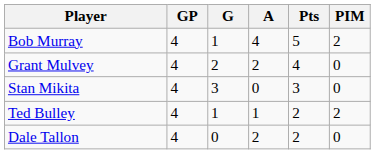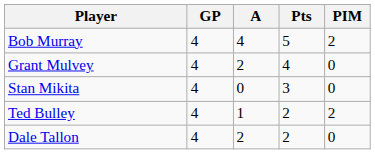- column: (228, 16)
